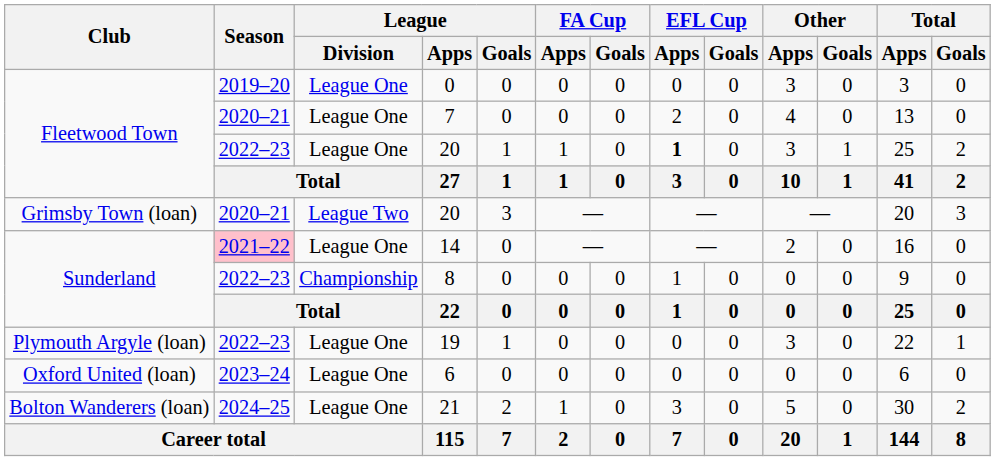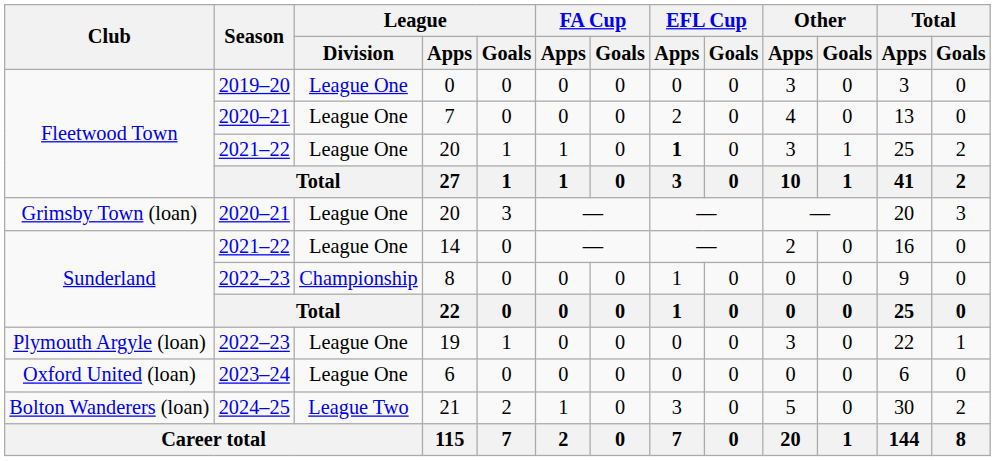(254, 149) 2022–23 -> (254, 149) 2021–22
(358, 213) League Two -> (358, 213) League One
(254, 246) pink background -> (254, 246) no background
(358, 407) League One -> (358, 407) League Two
